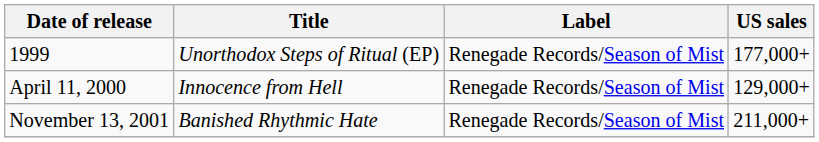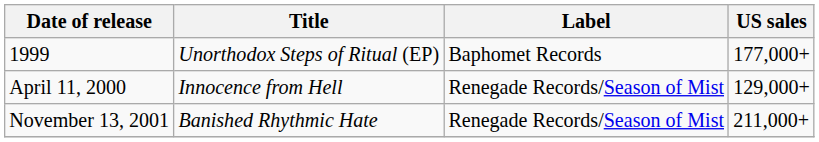(586, 54) Renegade Records/Season of Mist -> (525, 54) Baphomet Records
